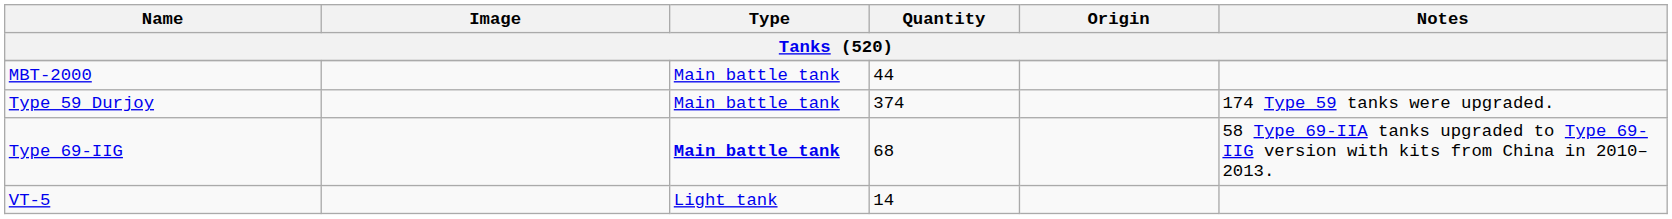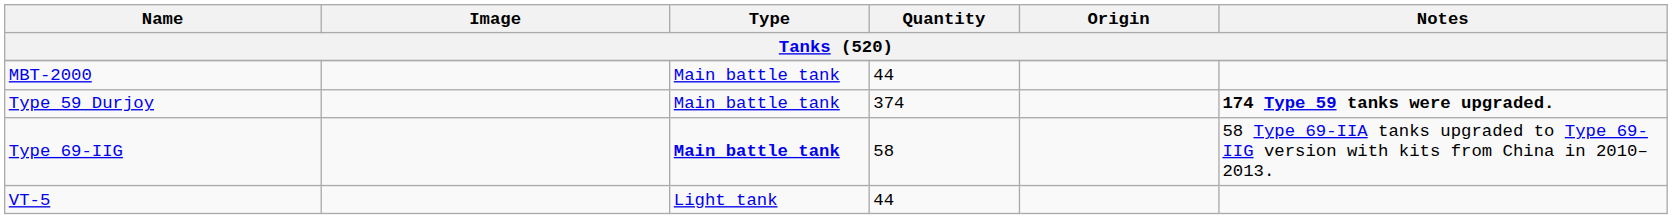(1388, 103) normal -> (1388, 103) bold
(884, 151) 68 -> (884, 151) 58
(884, 200) 14 -> (884, 200) 44
